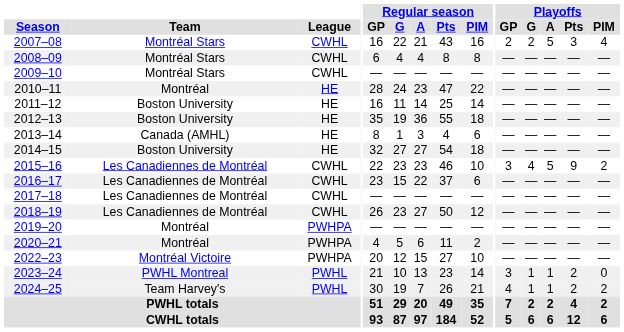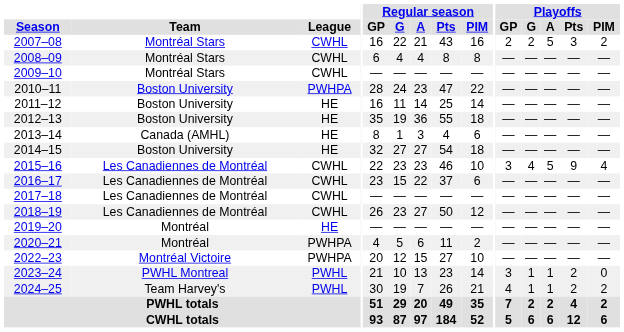(604, 42) 4 -> (604, 42) 2
(185, 88) Montréal -> (185, 88) Boston University
(330, 88) HE -> (330, 88) PWHPA
(604, 165) 2 -> (604, 165) 4
(330, 227) PWHPA -> (330, 227) HE
